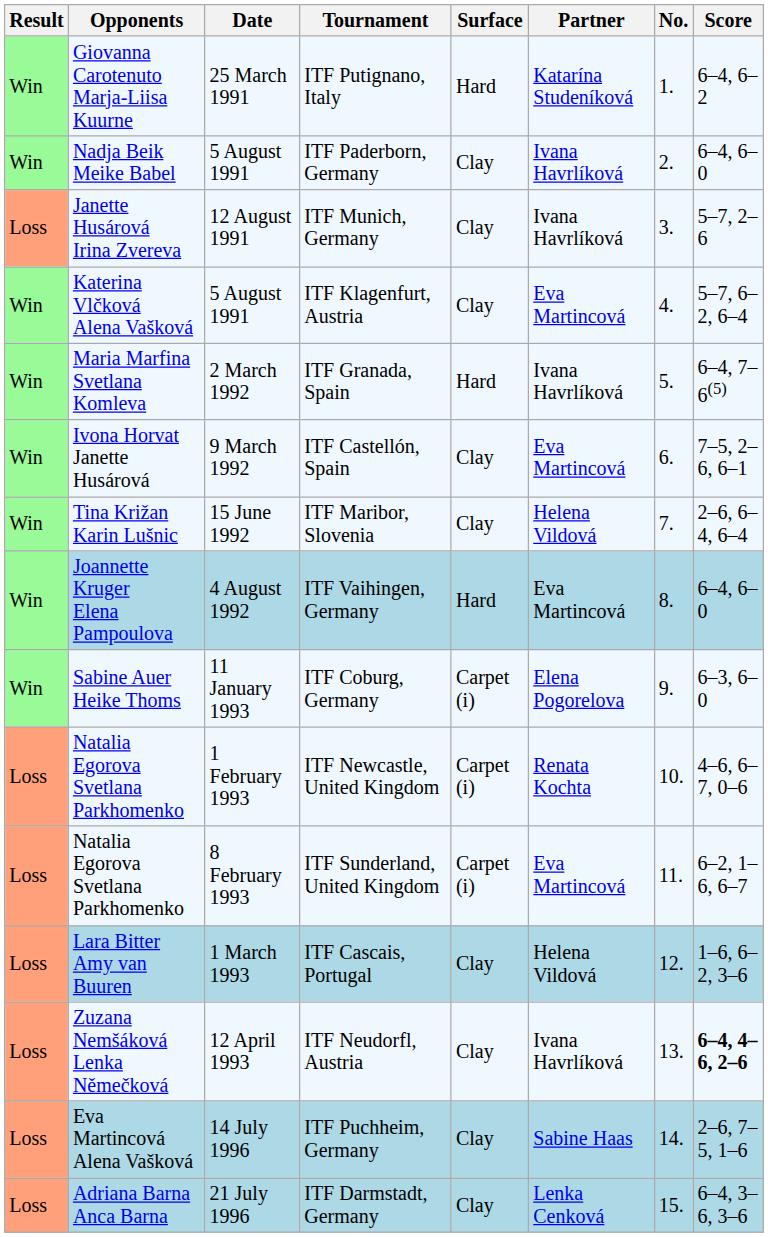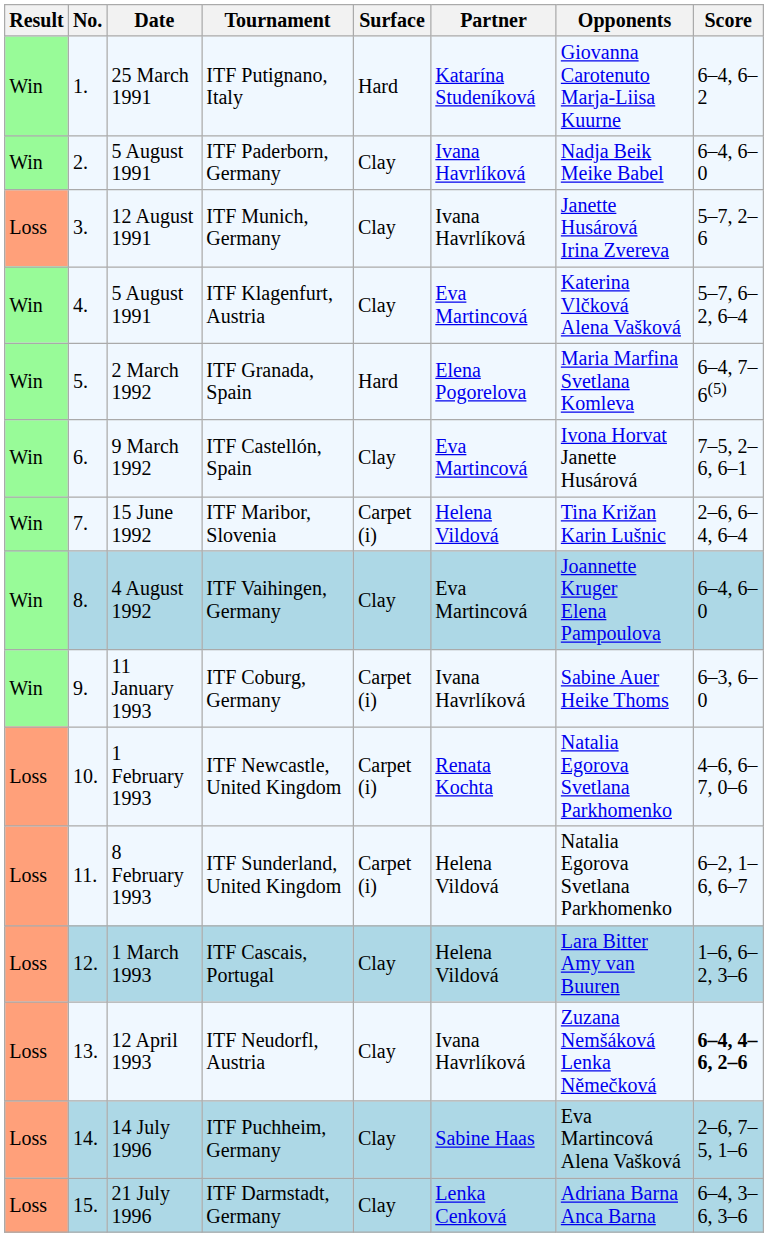columns swapped: (674, 20) <-> (137, 20)
(578, 381) Ivana Havrlíková -> (481, 381) Elena Pogorelova
(475, 523) Clay -> (385, 523) Carpet (i)
(476, 600) Hard -> (377, 600) Clay
(579, 688) Elena Pogorelova -> (480, 688) Ivana Havrlíková
(579, 875) Eva Martincová -> (467, 875) Helena Vildová
